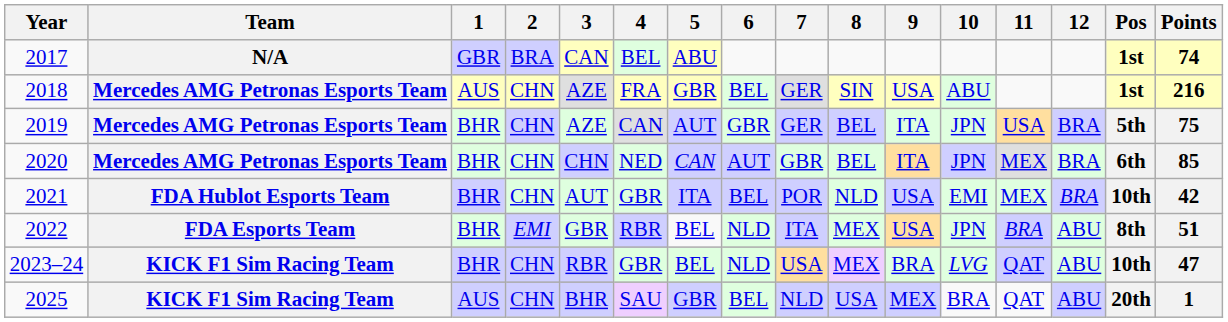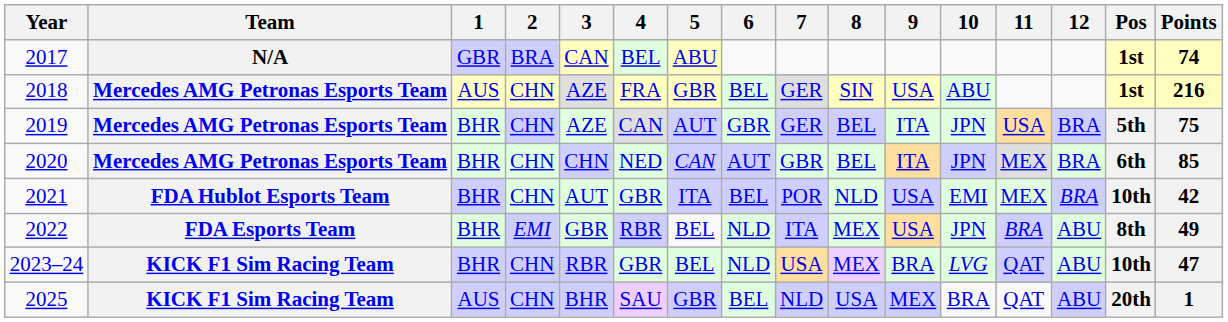(1189, 230) 51 -> (1189, 230) 49
